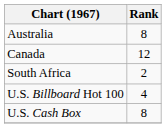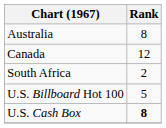(144, 93) 4 -> (144, 93) 5
(144, 113) normal -> (144, 113) bold
